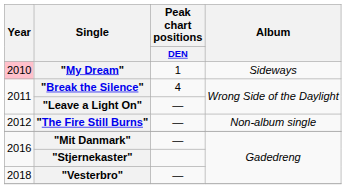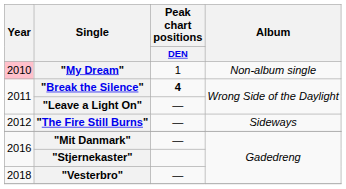(273, 70) Sideways -> (273, 70) Non-album single
(178, 87) normal -> (178, 87) bold
(273, 122) Non-album single -> (273, 122) Sideways
